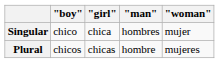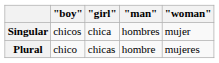(65, 31) chico -> (67, 31) chicos
(67, 49) chicos -> (65, 49) chico
